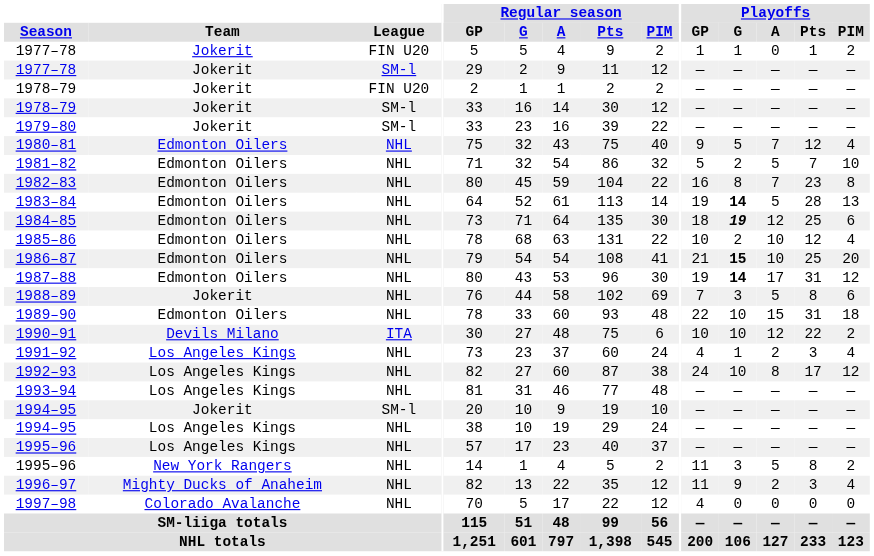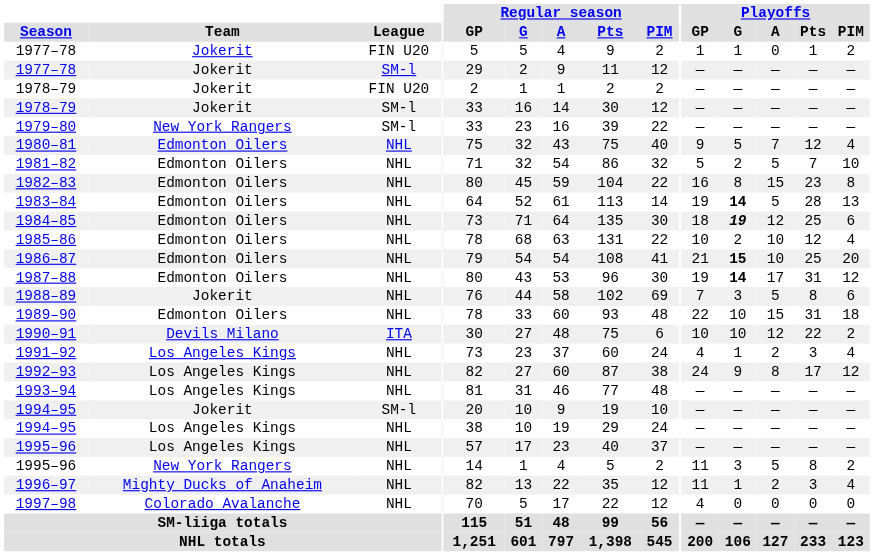(222, 127) Jokerit -> (222, 127) New York Rangers
(775, 183) 7 -> (775, 183) 15
(738, 372) 10 -> (738, 372) 9
(738, 485) 9 -> (738, 485) 1
